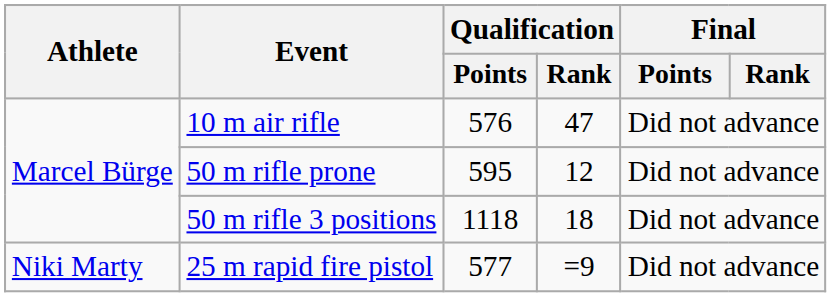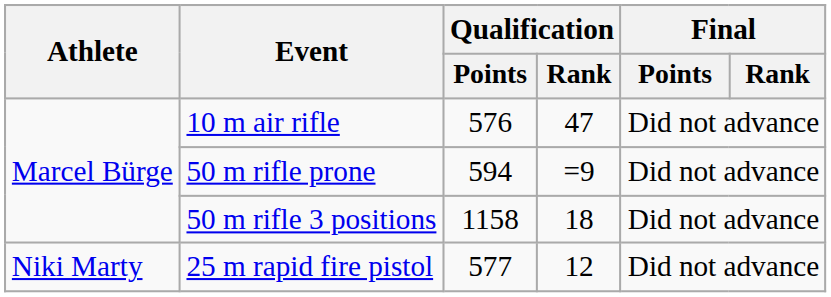(490, 171) 595 -> (490, 171) 594
(579, 171) 12 -> (579, 171) =9
(490, 219) 1118 -> (490, 219) 1158
(579, 267) =9 -> (579, 267) 12
